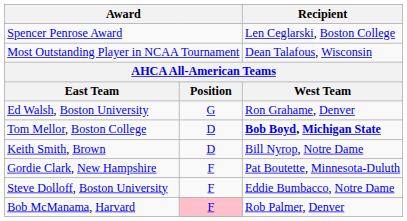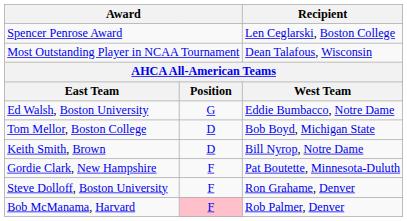(300, 110) Ron Grahame, Denver -> (320, 110) Eddie Bumbacco, Notre Dame
(313, 129) bold -> (310, 129) normal
(320, 187) Eddie Bumbacco, Notre Dame -> (300, 187) Ron Grahame, Denver
